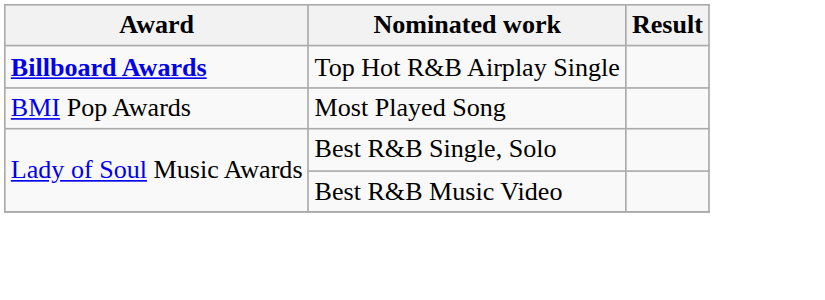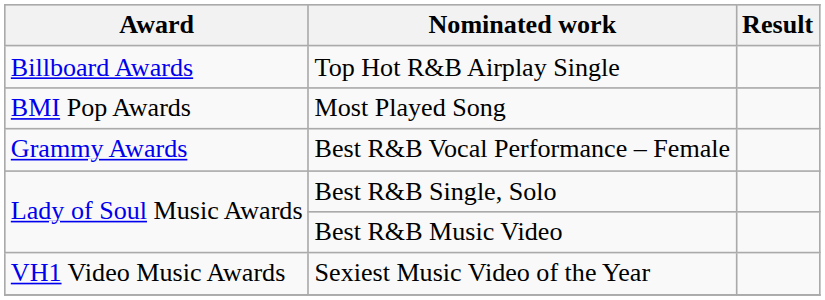(109, 66) bold -> (102, 66) normal
+ row: (522, 149)
+ row: (482, 273)
